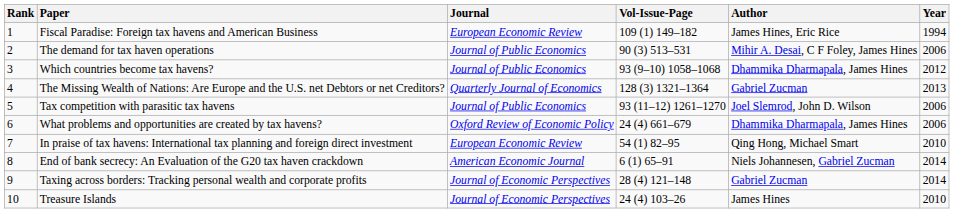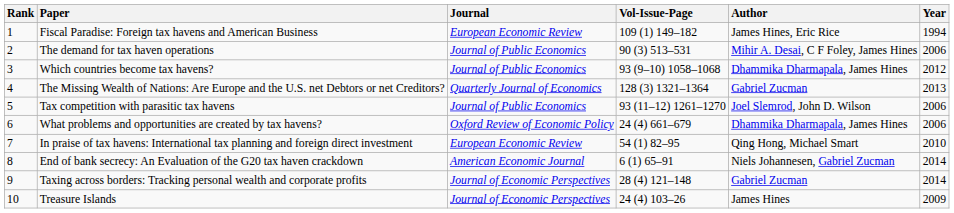(934, 198) 2010 -> (934, 198) 2009
